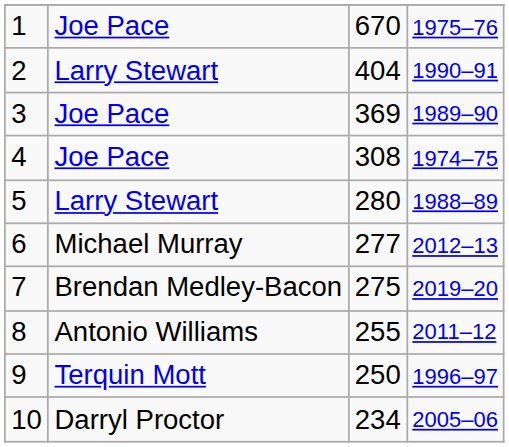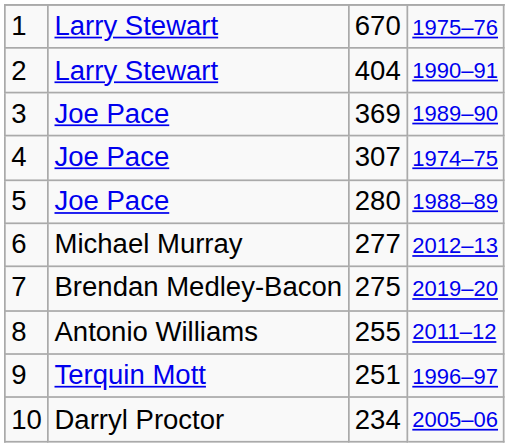(112, 26) Joe Pace -> (136, 26) Larry Stewart
(378, 157) 308 -> (378, 157) 307
(136, 200) Larry Stewart -> (112, 200) Joe Pace
(378, 375) 250 -> (378, 375) 251
